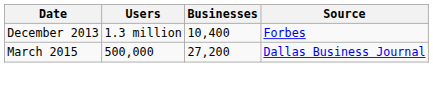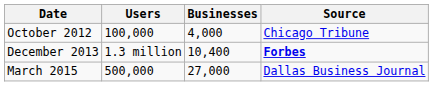+ row: (49, 33)
(285, 33) normal -> (285, 52) bold
(209, 52) 27,200 -> (209, 71) 27,000
